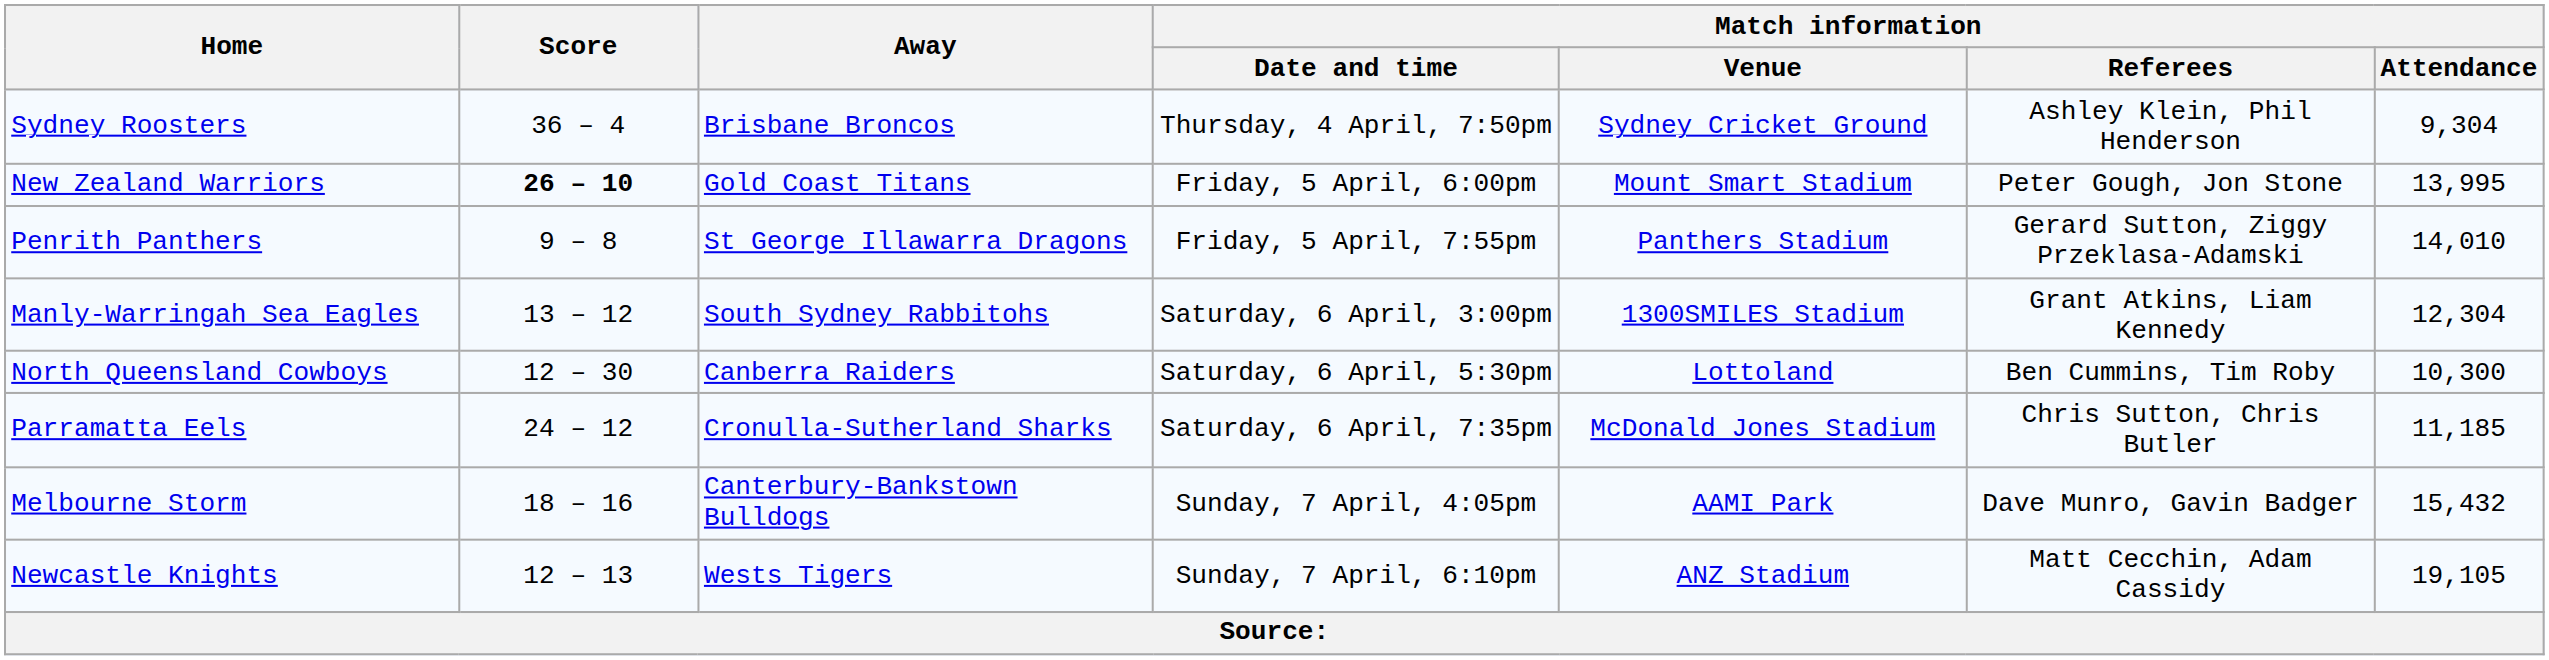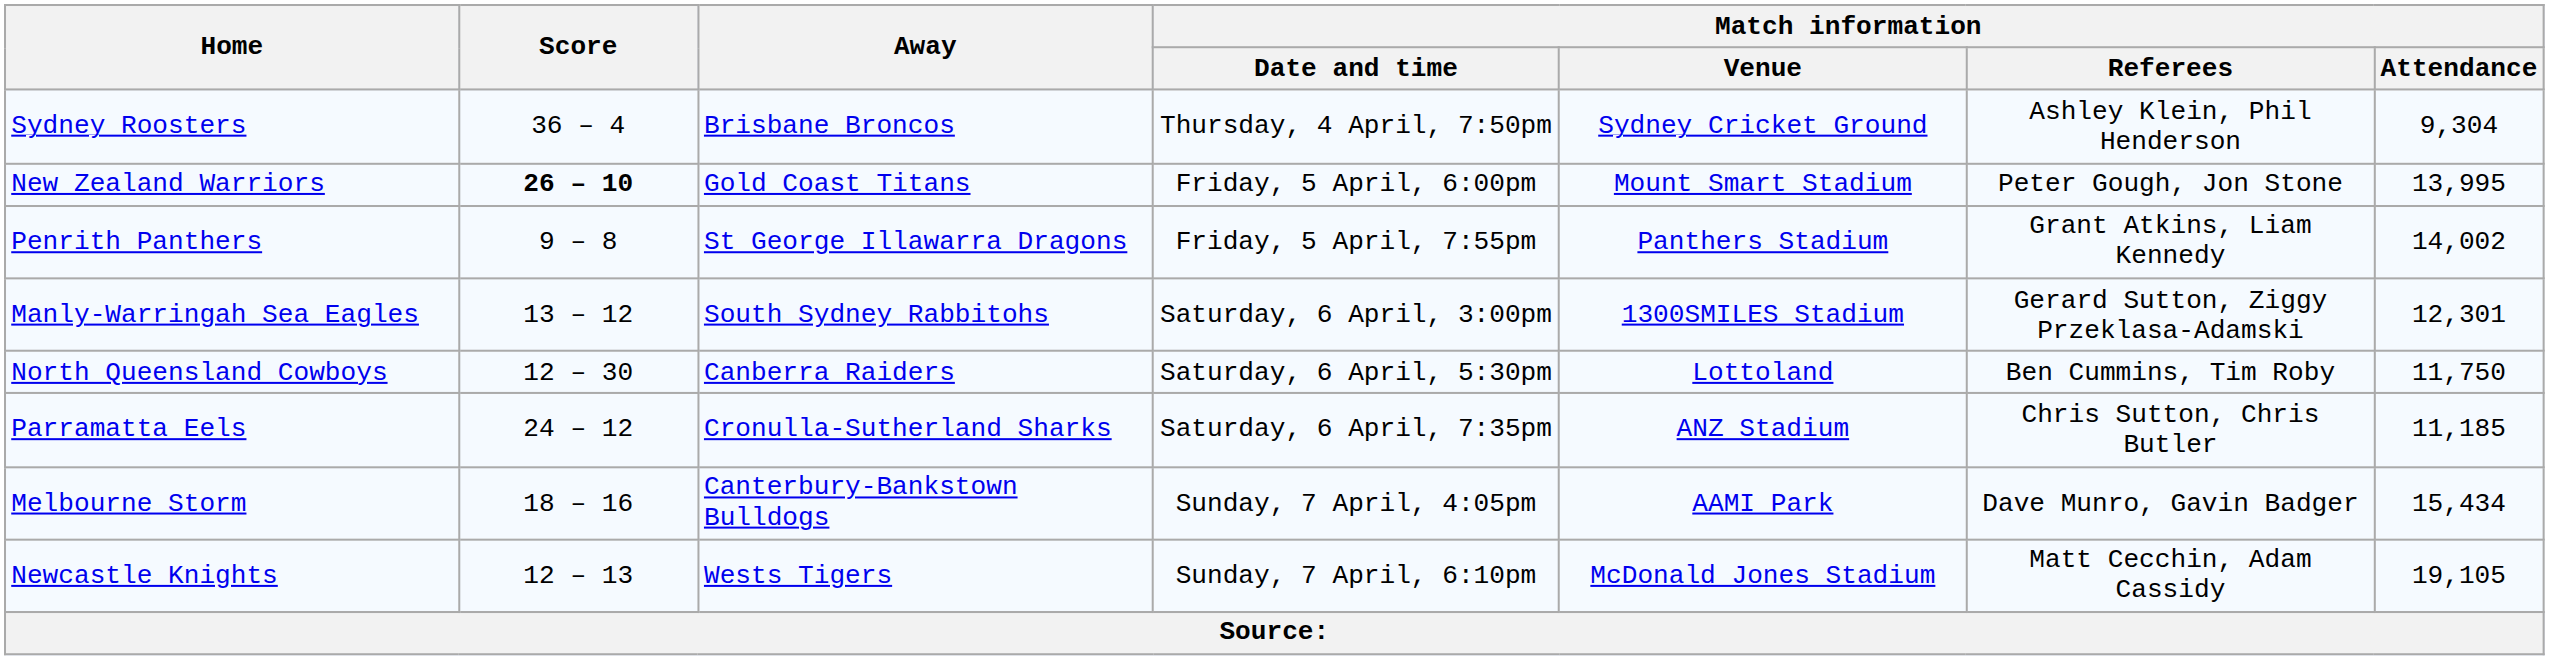(2170, 242) Gerard Sutton, Ziggy Przeklasa-Adamski -> (2170, 242) Grant Atkins, Liam Kennedy
(2459, 242) 14,010 -> (2459, 242) 14,002
(2170, 315) Grant Atkins, Liam Kennedy -> (2170, 315) Gerard Sutton, Ziggy Przeklasa-Adamski
(2459, 315) 12,304 -> (2459, 315) 12,301
(2459, 372) 10,300 -> (2459, 372) 11,750
(1763, 430) McDonald Jones Stadium -> (1763, 430) ANZ Stadium
(2459, 503) 15,432 -> (2459, 503) 15,434
(1763, 575) ANZ Stadium -> (1763, 575) McDonald Jones Stadium
